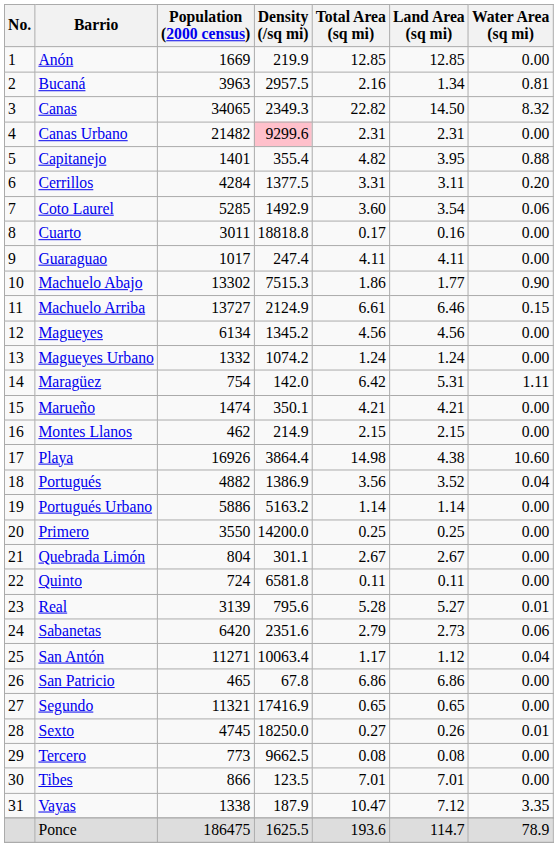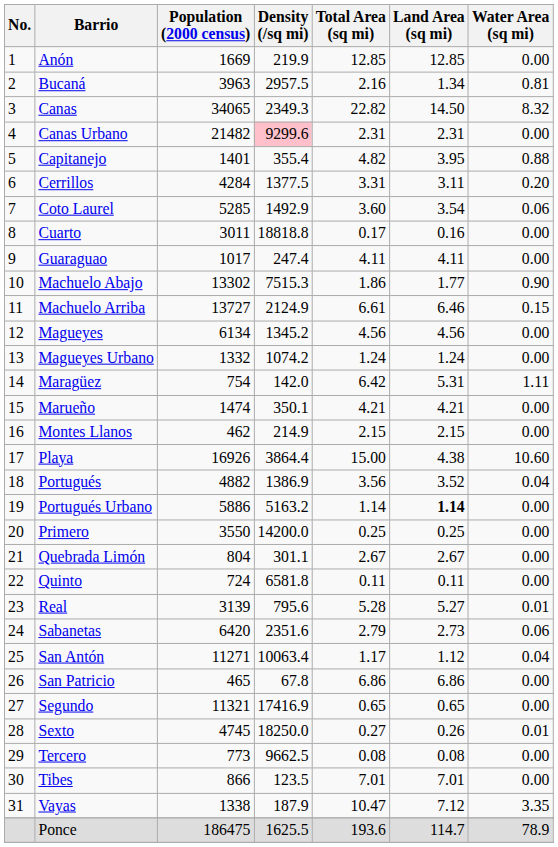(368, 457) 14.98 -> (368, 457) 15.00
(451, 507) normal -> (451, 507) bold
